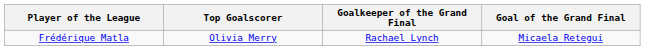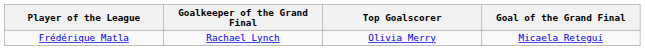columns swapped: (243, 17) <-> (402, 17)
